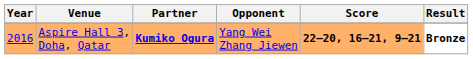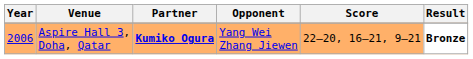(20, 38) 2016 -> (20, 38) 2006
(362, 38) bold -> (362, 38) normal
